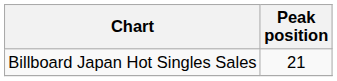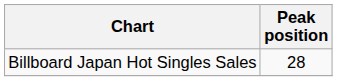(296, 62) 21 -> (296, 62) 28
